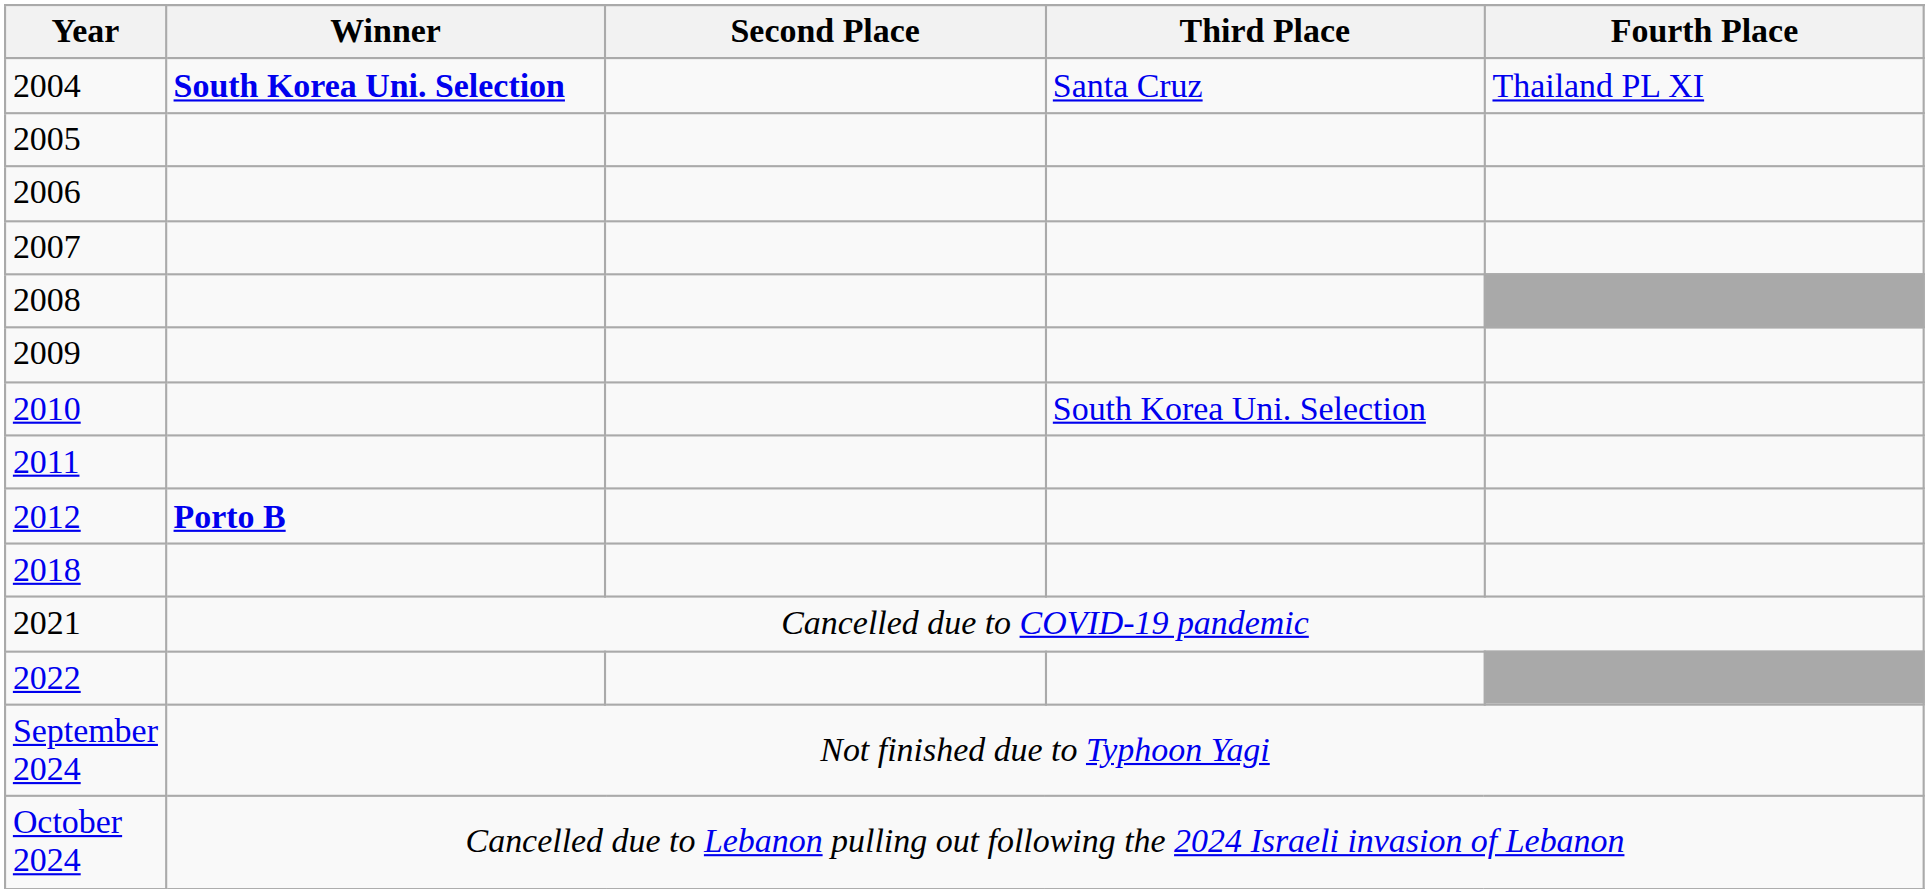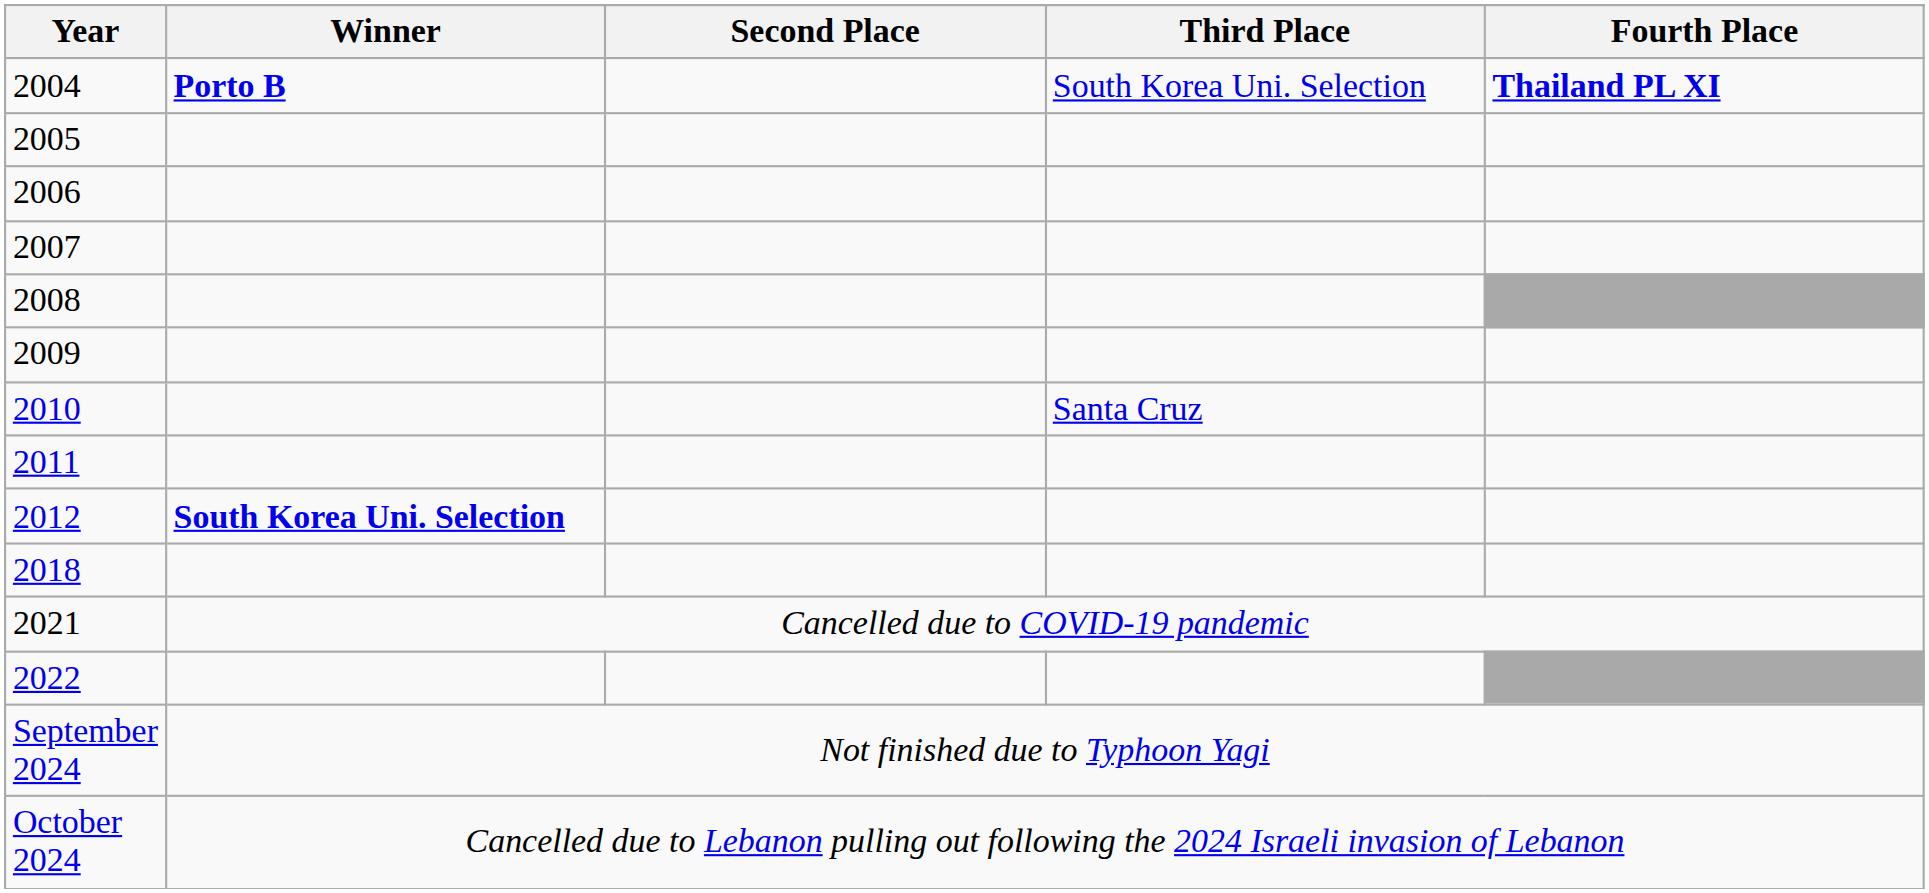(369, 85) South Korea Uni. Selection -> (230, 85) Porto B
(1128, 85) Santa Cruz -> (1239, 85) South Korea Uni. Selection
(1598, 85) normal -> (1607, 85) bold
(1239, 407) South Korea Uni. Selection -> (1128, 407) Santa Cruz
(230, 515) Porto B -> (369, 515) South Korea Uni. Selection
